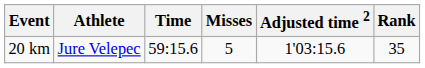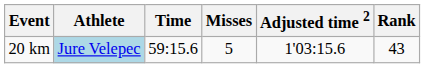(99, 49) no background -> (99, 49) lightblue background
(397, 49) 35 -> (397, 49) 43
